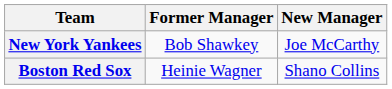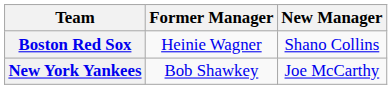rows swapped: (75, 71) <-> (75, 44)
